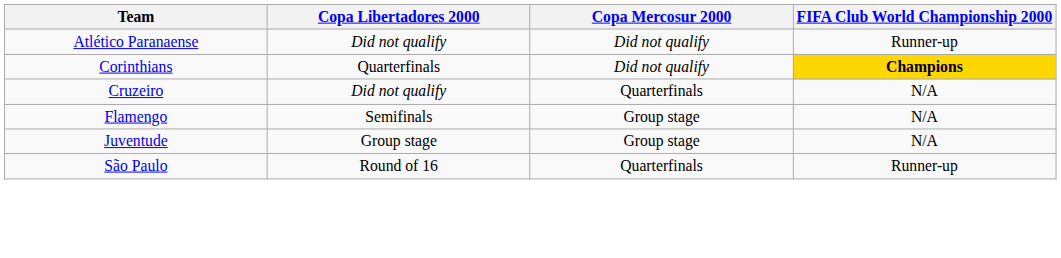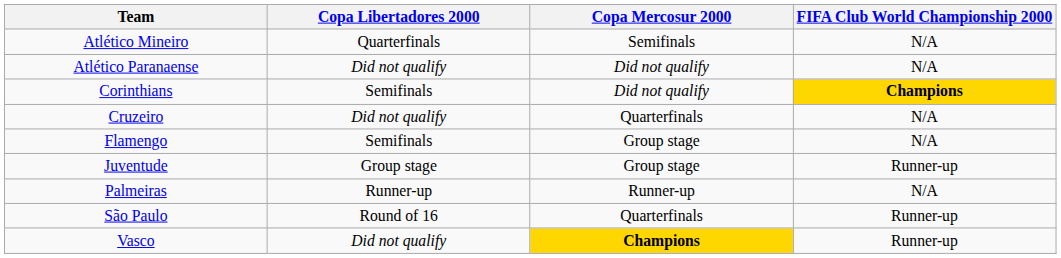+ row: (136, 41)
(924, 41) Runner-up -> (924, 66) N/A
(399, 66) Quarterfinals -> (399, 91) Semifinals
(924, 141) N/A -> (924, 166) Runner-up
+ row: (136, 191)
+ row: (136, 240)
